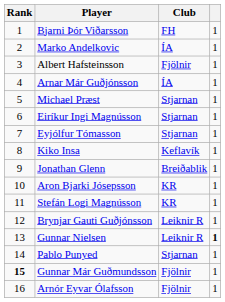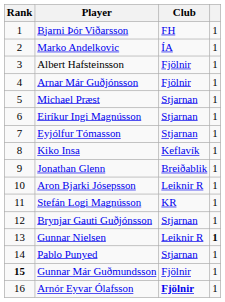(167, 82) ÍA -> (176, 82) Fjölnir
(169, 185) KR -> (182, 185) Leiknir R
(182, 220) Leiknir R -> (179, 220) Stjarnan
(176, 289) normal -> (178, 289) bold
